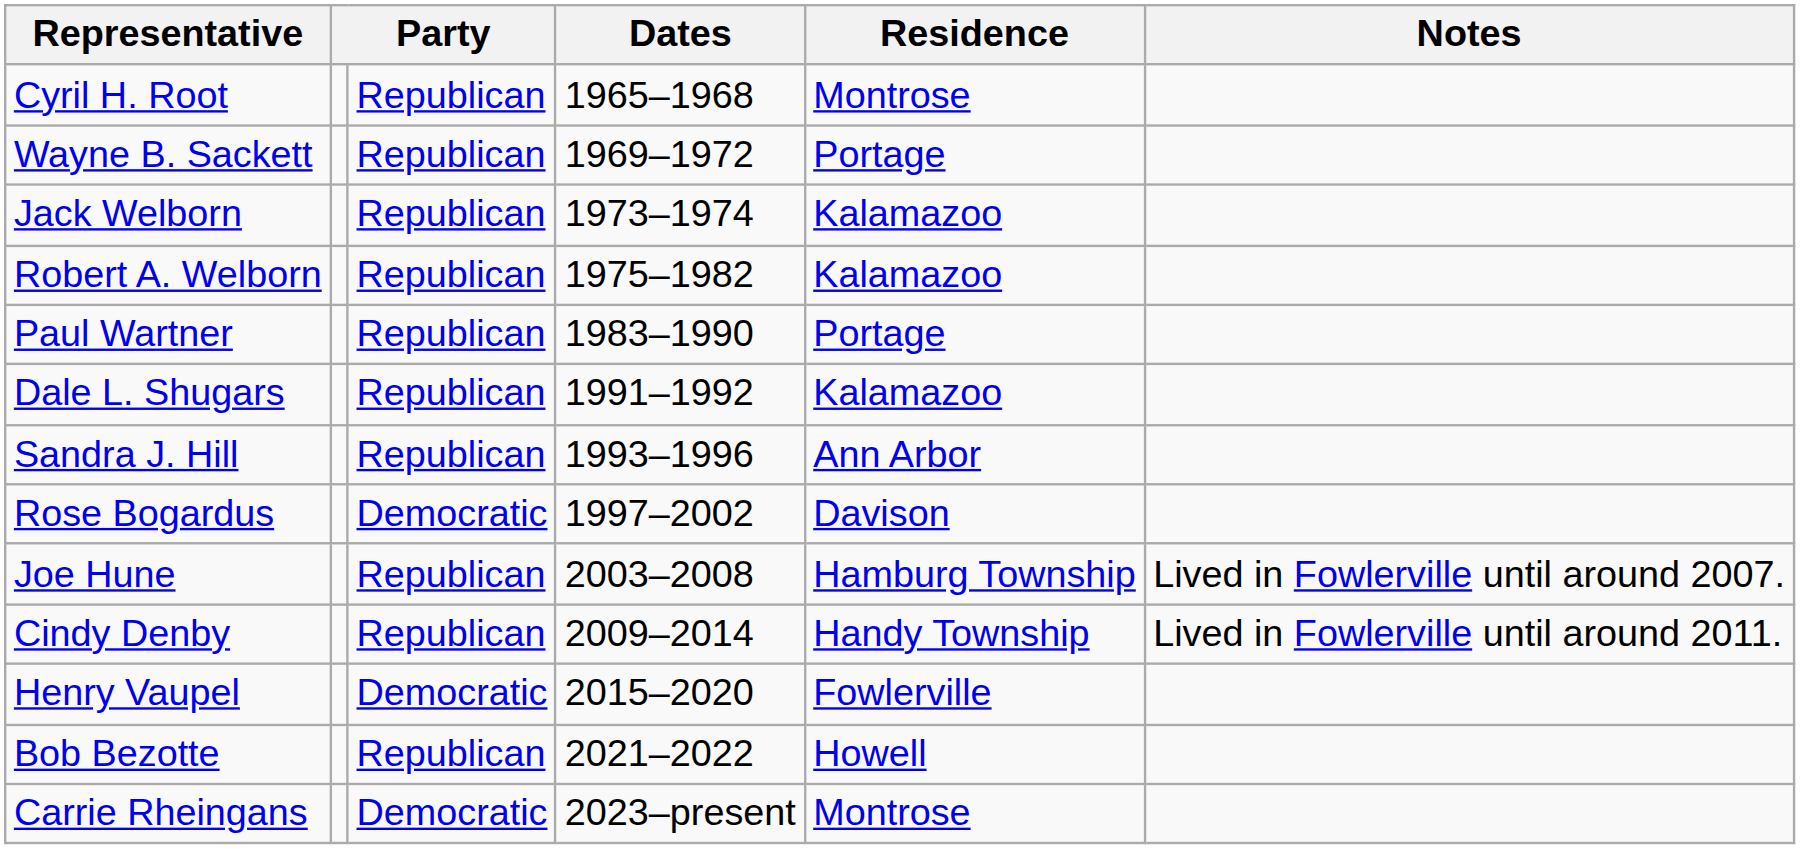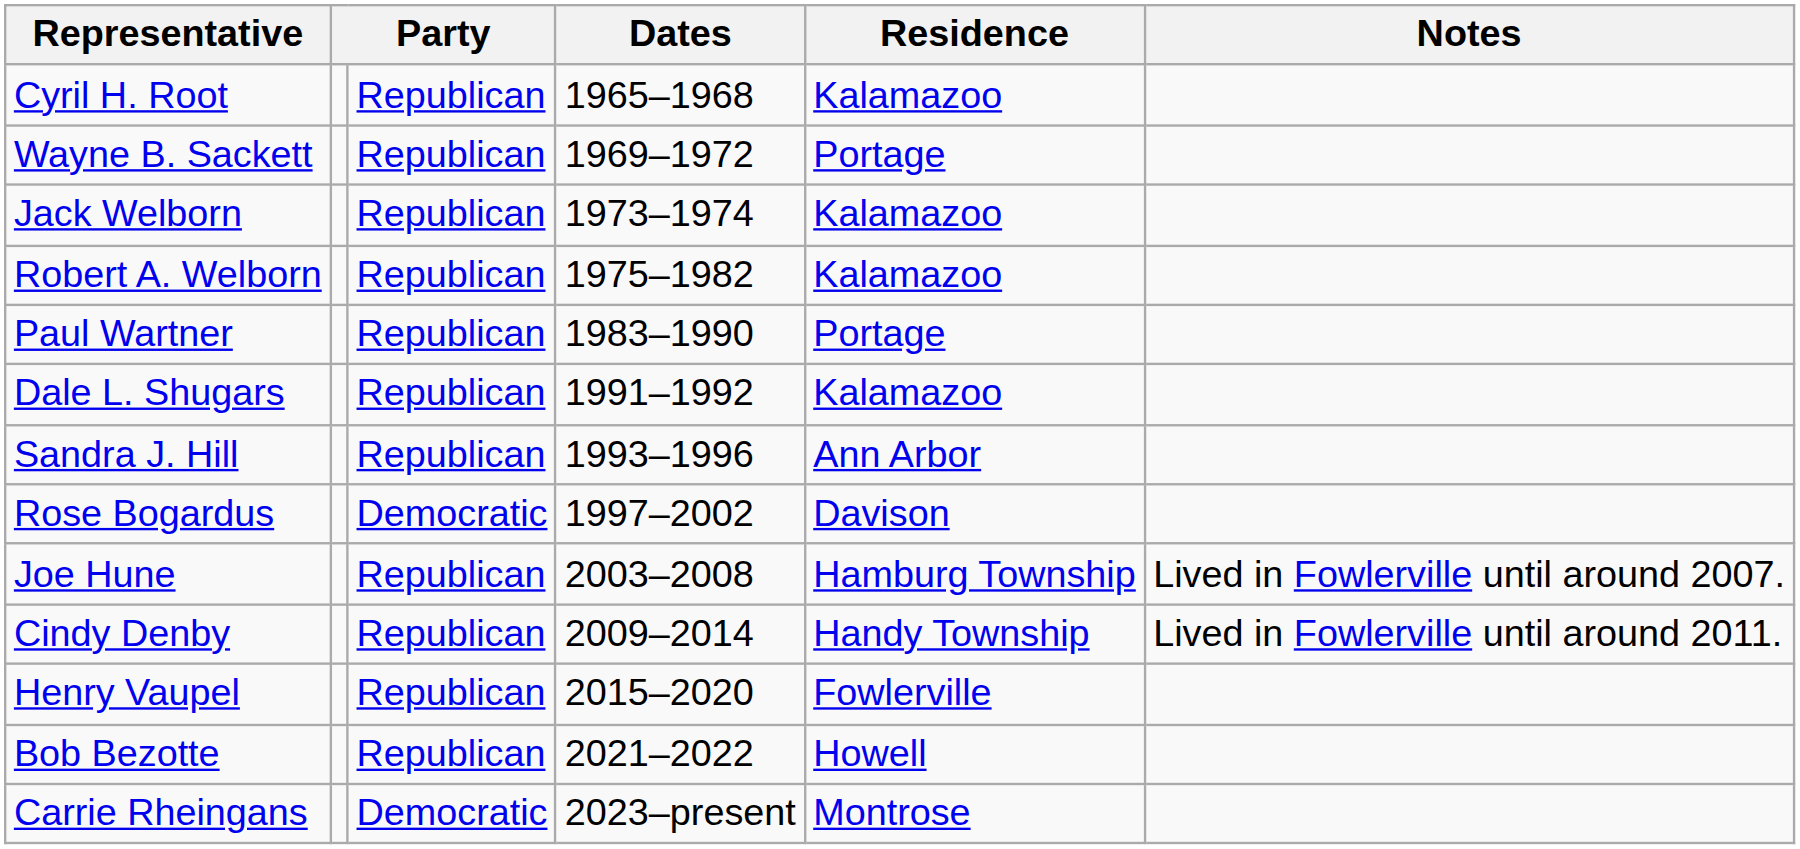(892, 94) Montrose -> (908, 94) Kalamazoo
(452, 693) Democratic -> (451, 693) Republican
